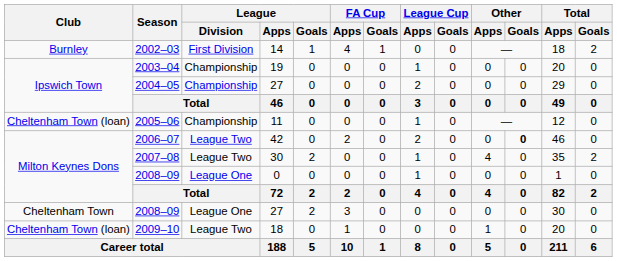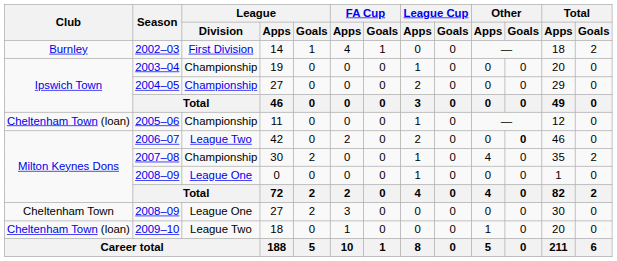(221, 157) League Two -> (221, 157) Championship
